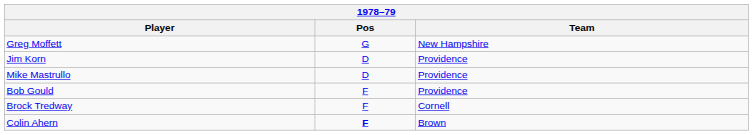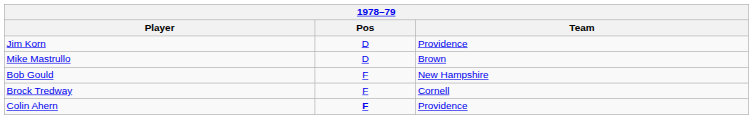- row: (34, 43)
(443, 75) Providence -> (432, 59) Brown
(443, 91) Providence -> (453, 75) New Hampshire
(432, 122) Brown -> (443, 106) Providence
